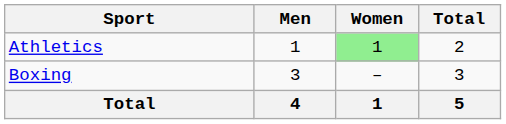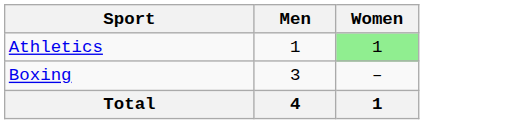- column: (459, 19)
